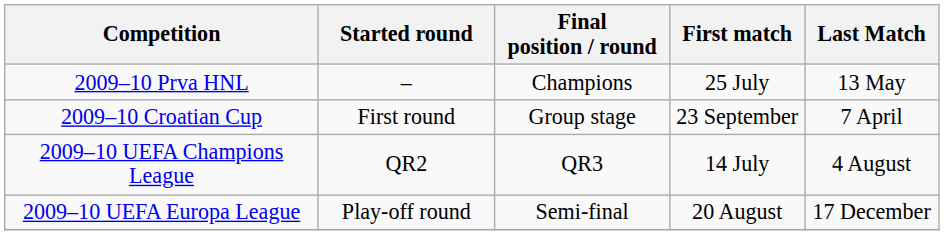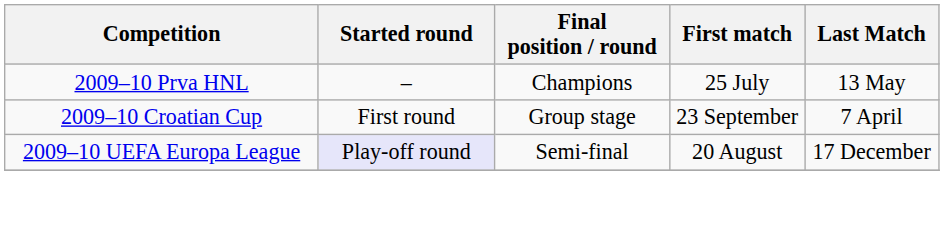- row: (162, 164)
(406, 211) no background -> (406, 151) lavender background
